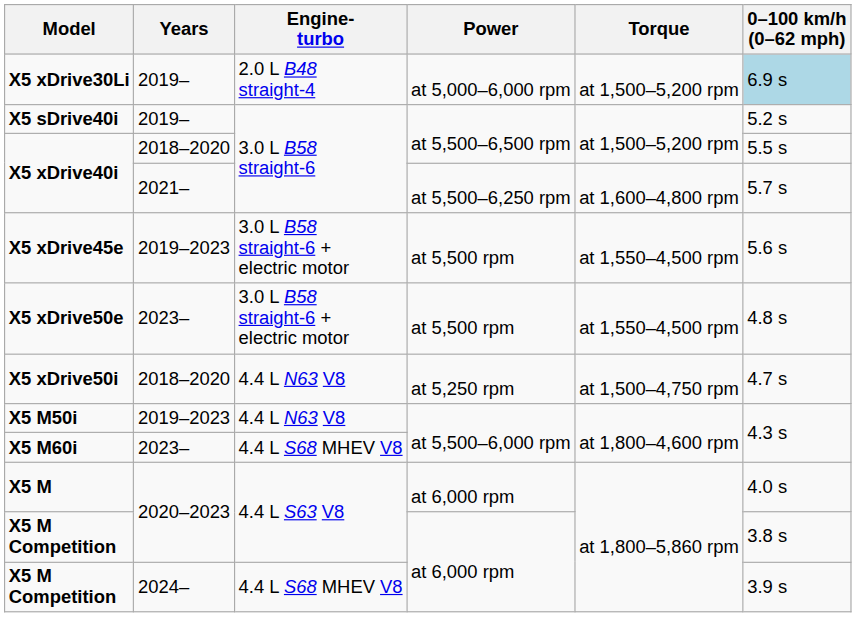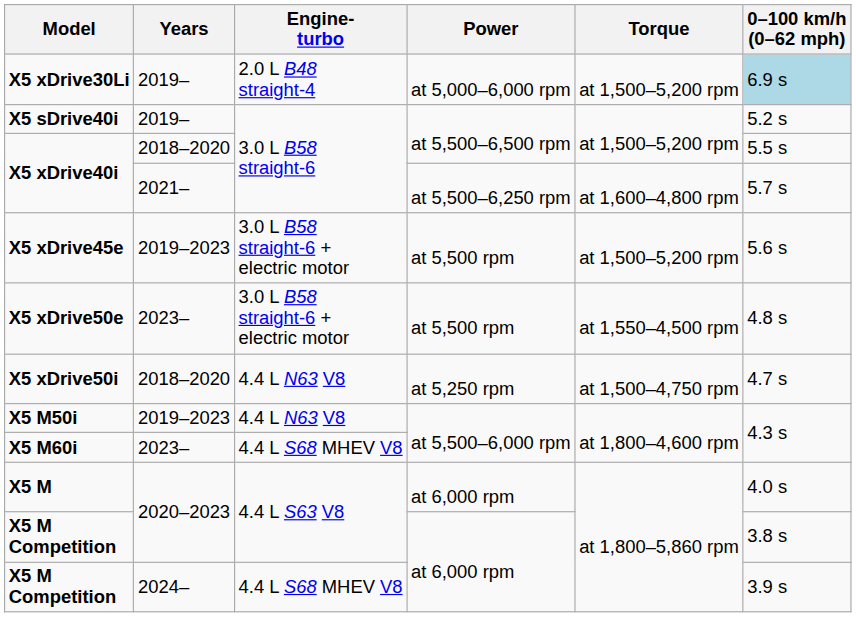(659, 258) at 1,550–4,500 rpm -> (659, 258) at 1,500–5,200 rpm
